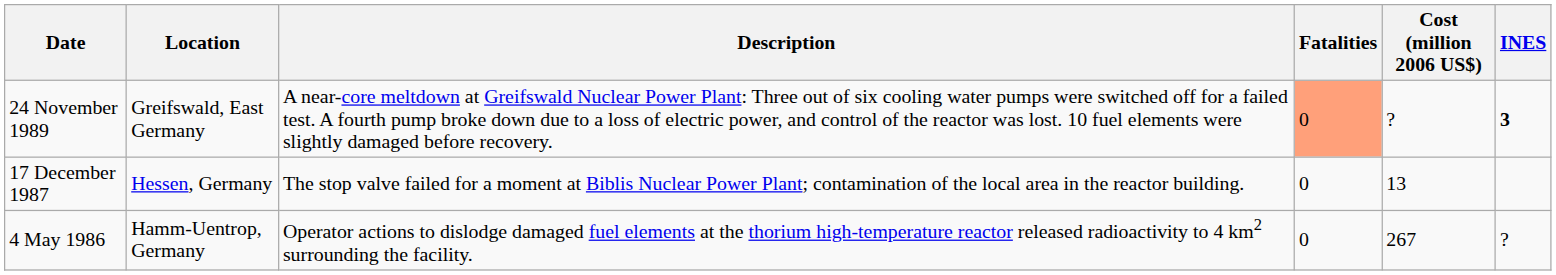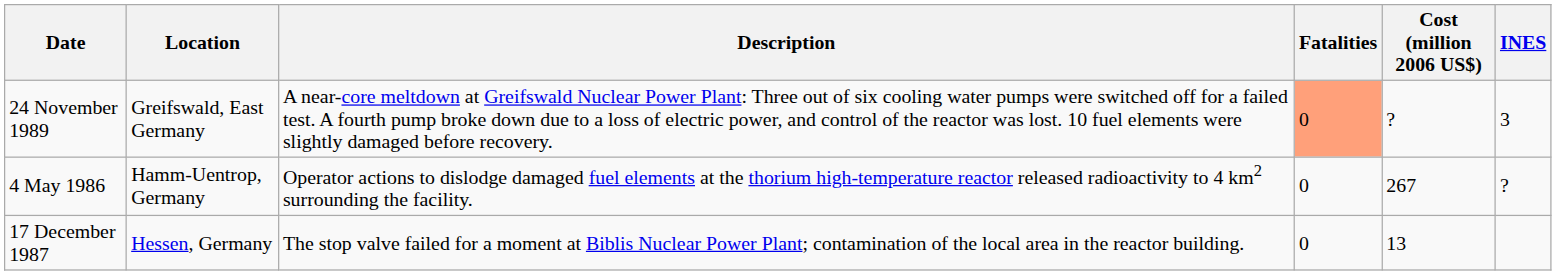(1505, 118) bold -> (1505, 118) normal
rows swapped: (57, 240) <-> (62, 183)
